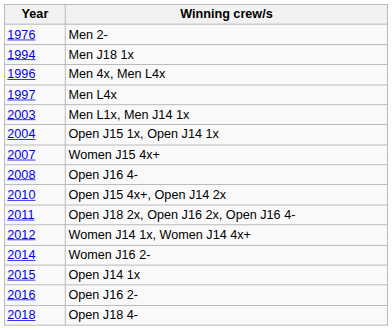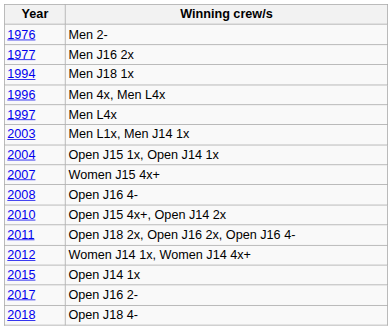+ row: (101, 54)
- row: (109, 255)
(21, 295) 2016 -> (21, 295) 2017
